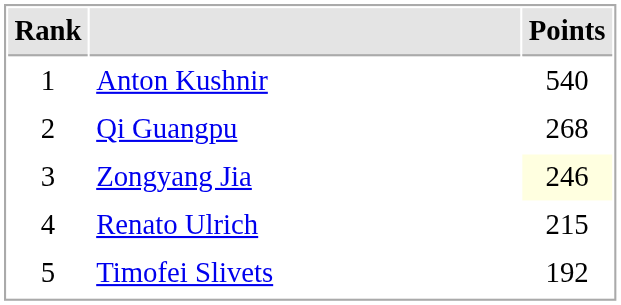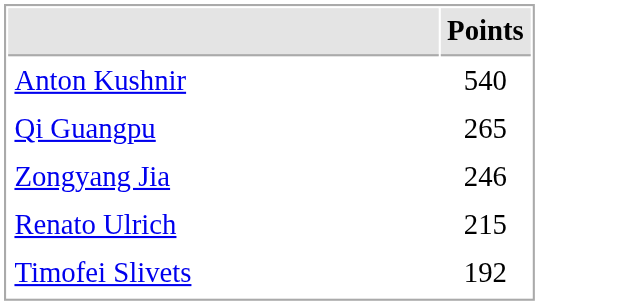- column: (48, 30)
(567, 128) 268 -> (485, 128) 265
(567, 176) lightyellow background -> (485, 176) no background
